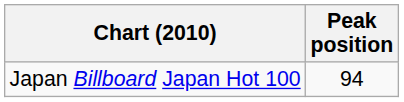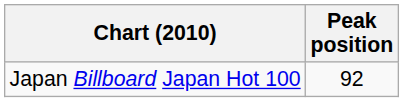(352, 79) 94 -> (352, 79) 92
